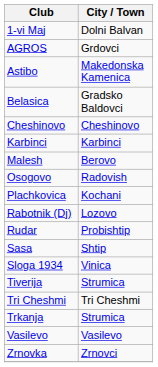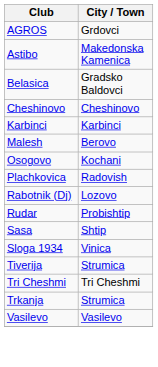- row: (26, 30)
(104, 178) Radovish -> (101, 160) Kochani
(101, 195) Kochani -> (104, 178) Radovish
- row: (27, 353)
